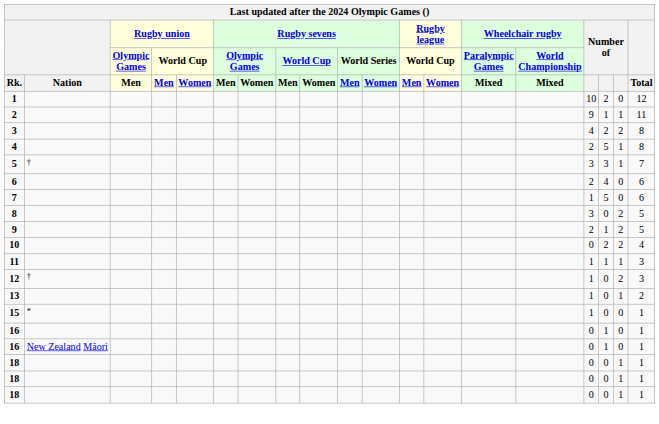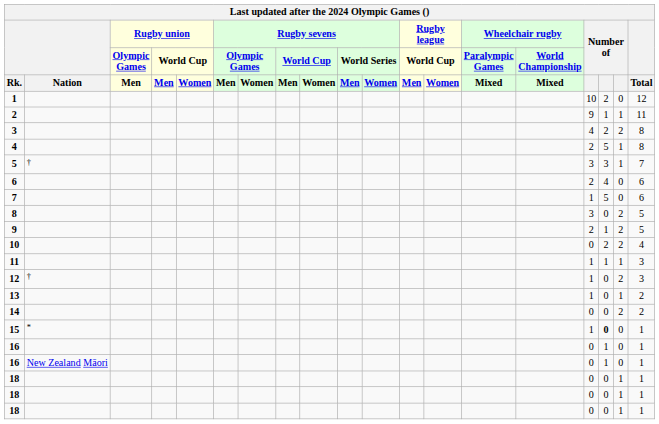+ row: (14, 312)
(606, 313) normal -> (606, 329) bold
